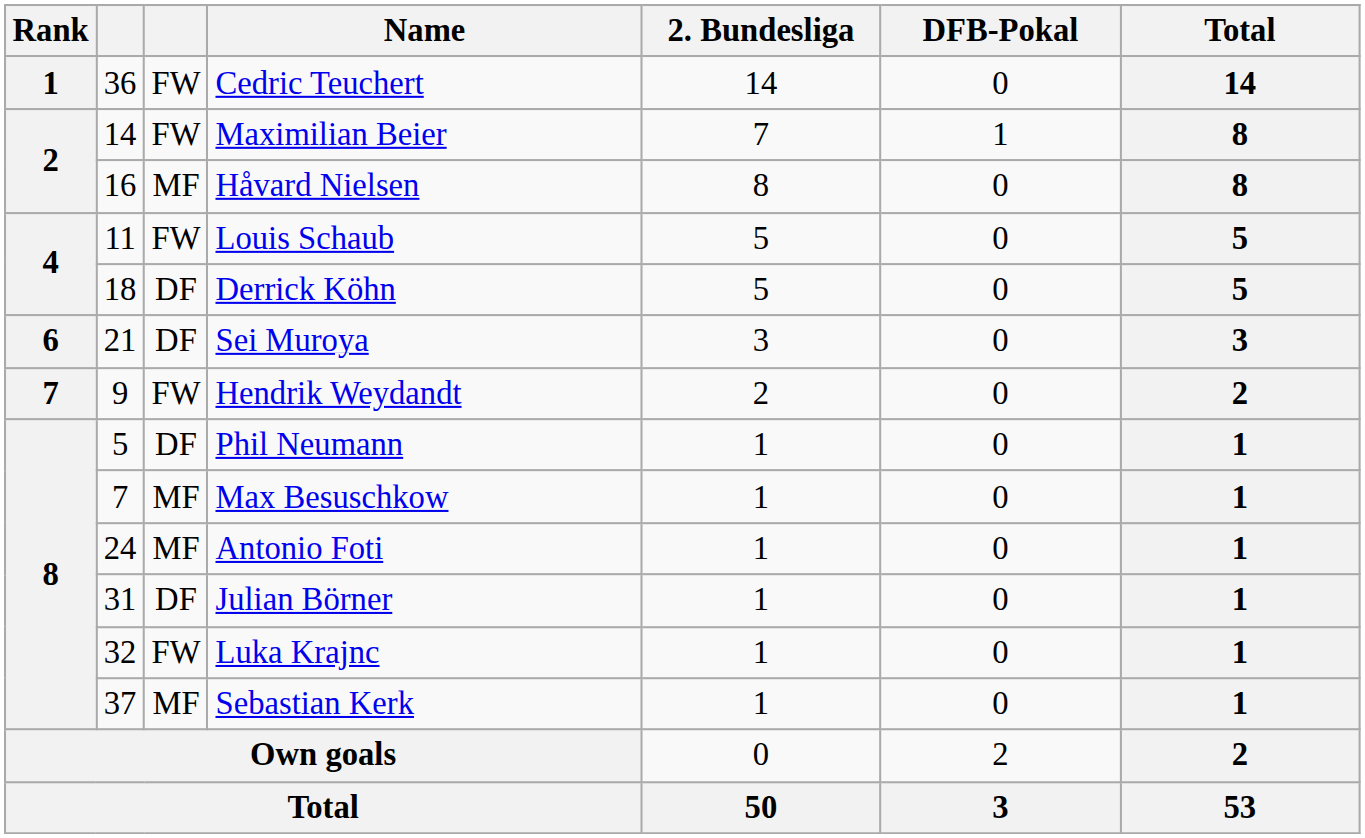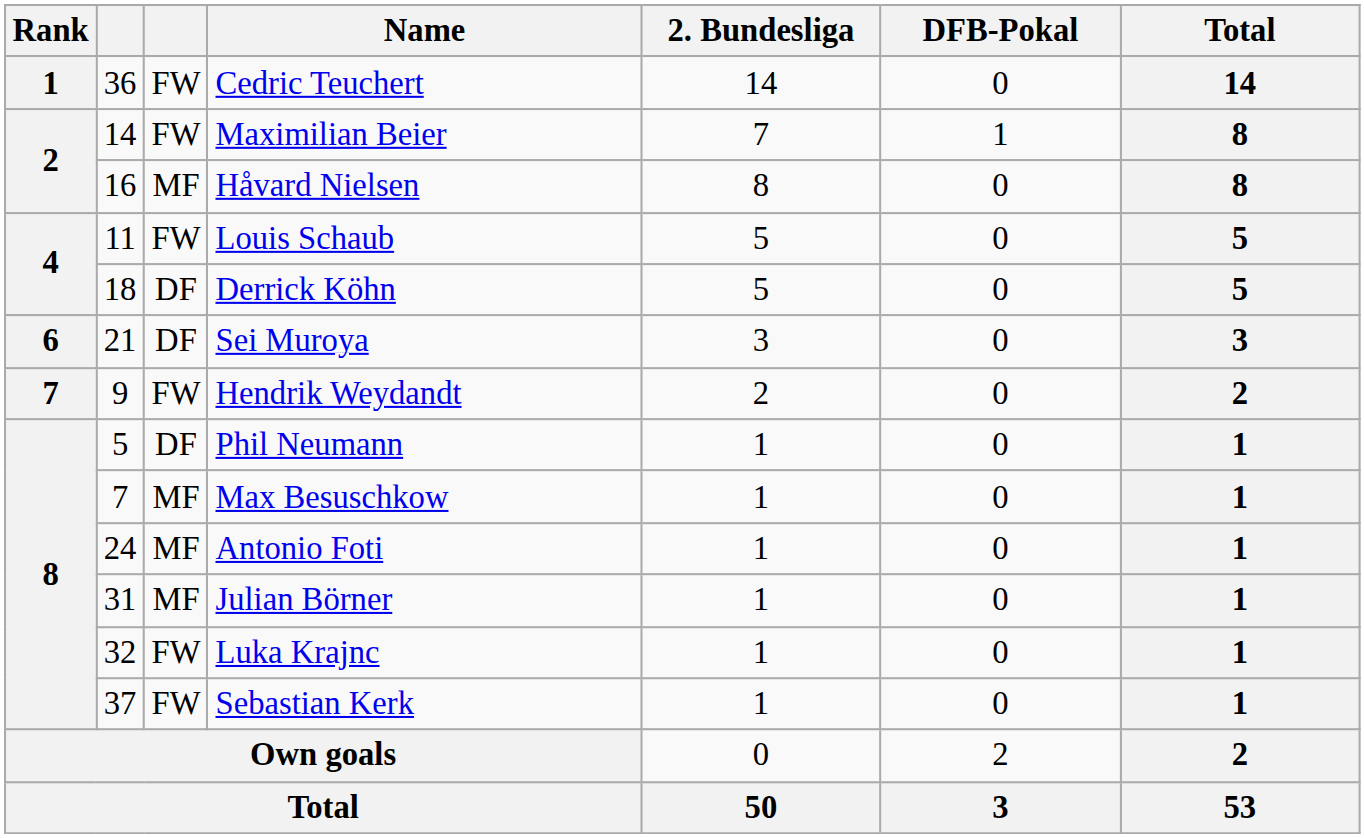(176, 599) DF -> (176, 599) MF
(176, 703) MF -> (176, 703) FW
